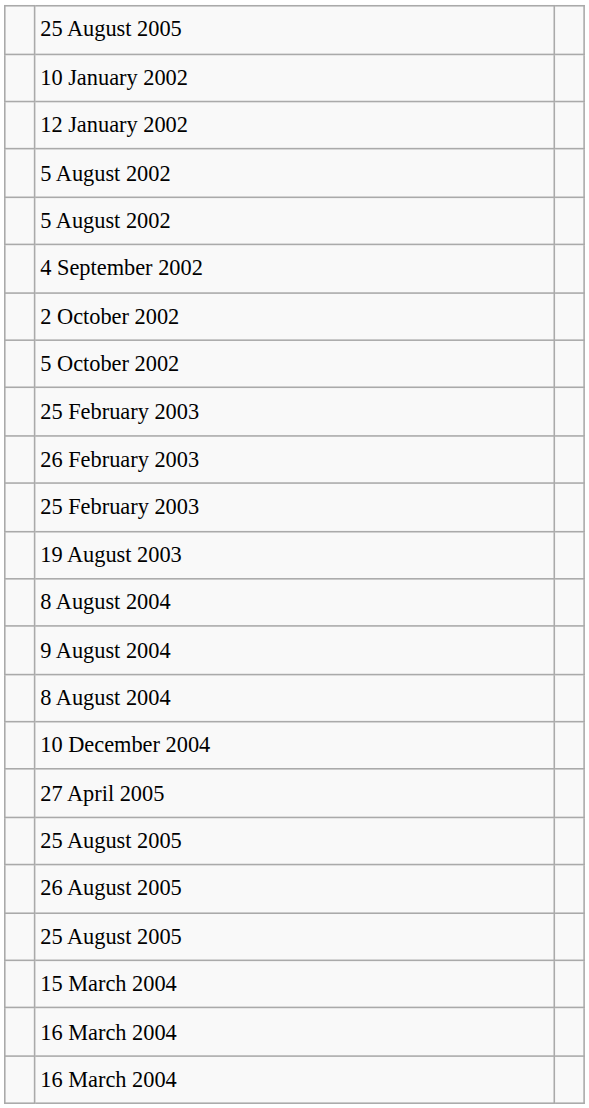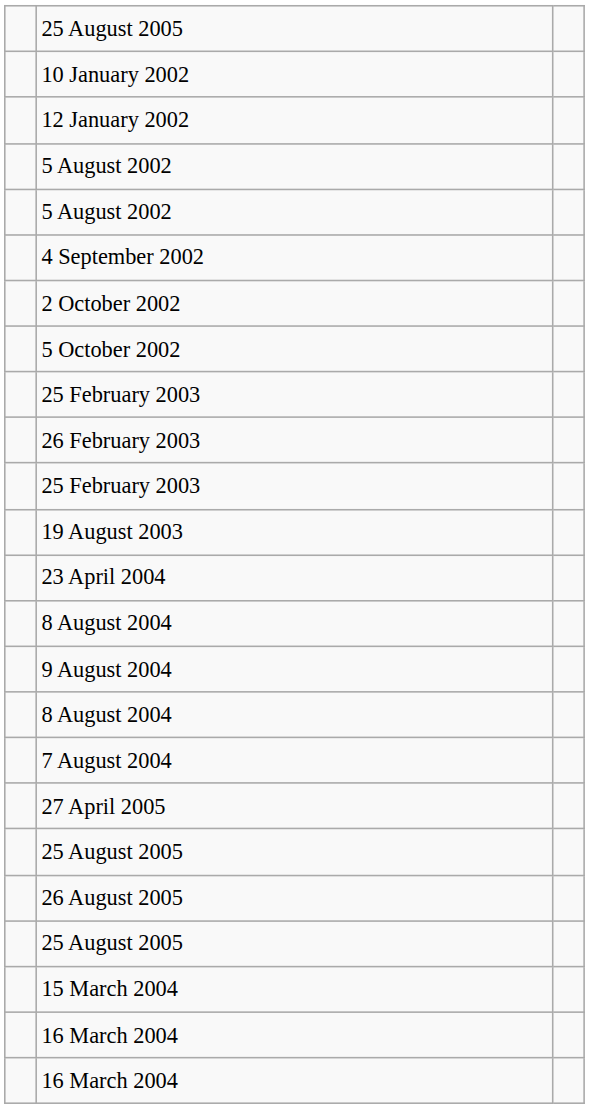+ row: (20, 578)
+ row: (20, 761)
- row: (20, 746)
